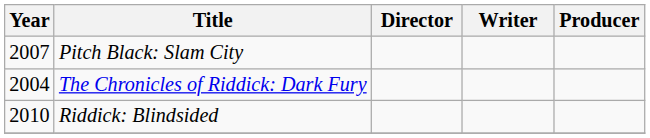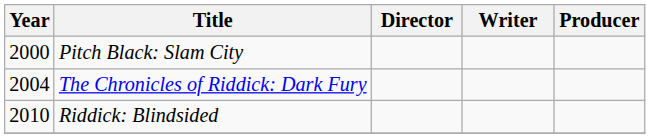(29, 52) 2007 -> (29, 52) 2000
